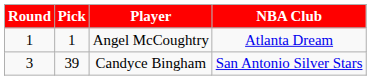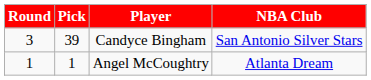rows swapped: (151, 39) <-> (151, 63)
